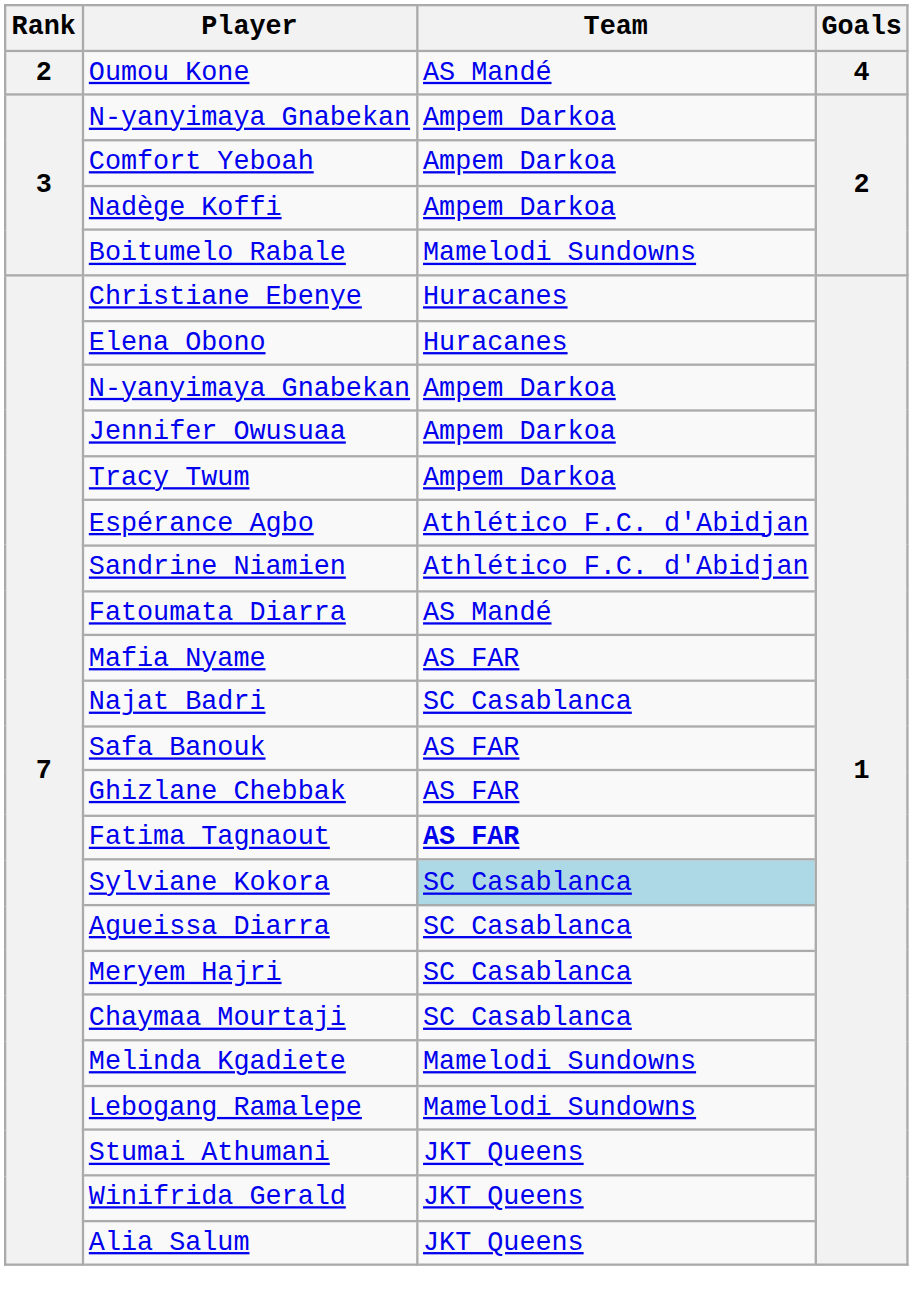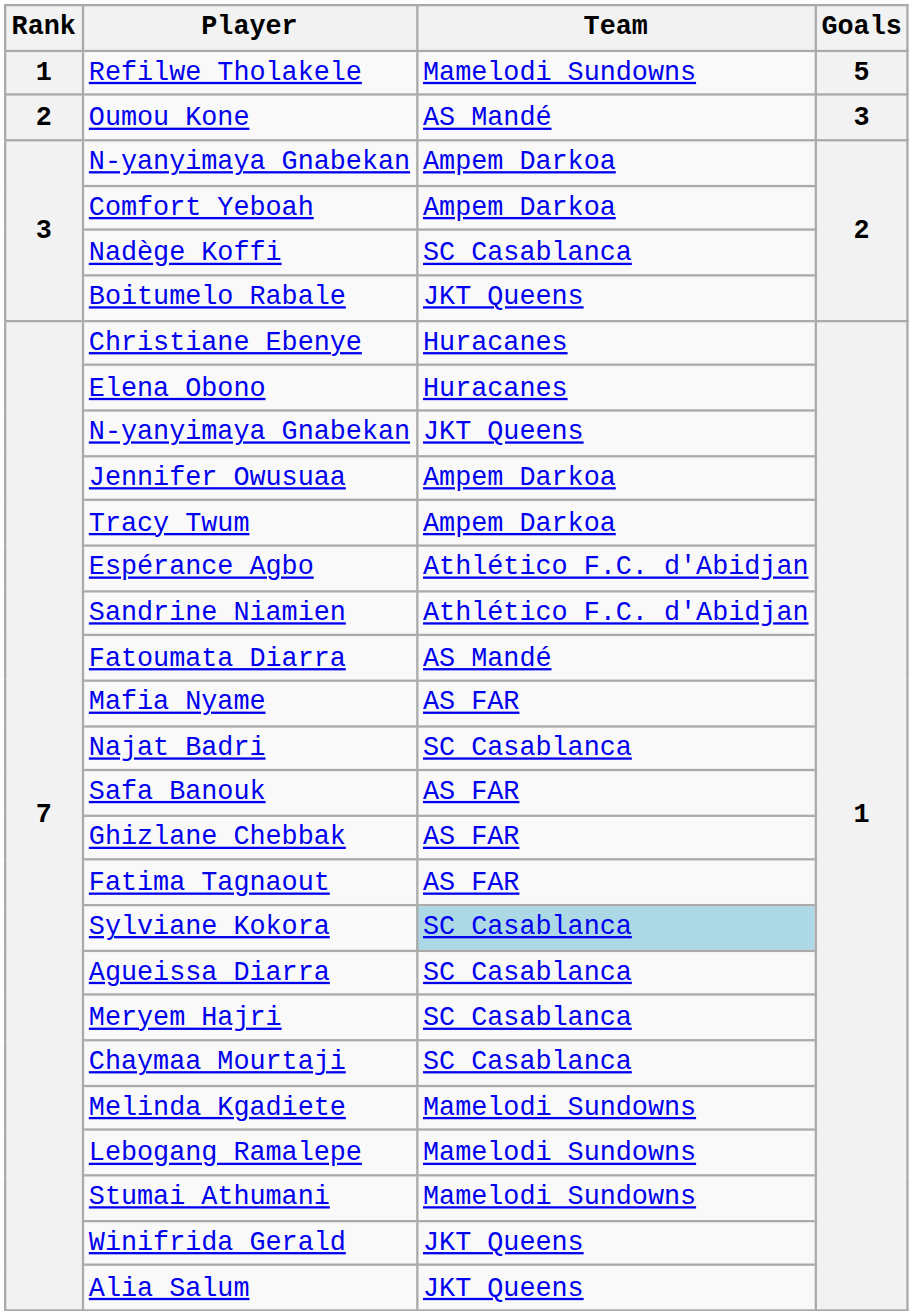+ row: (44, 72)
(862, 72) 4 -> (862, 117) 3
(519, 207) Ampem Darkoa -> (527, 252) SC Casablanca
(560, 252) Mamelodi Sundowns -> (503, 297) JKT Queens
(519, 387) Ampem Darkoa -> (503, 432) JKT Queens
(471, 838) bold -> (471, 883) normal
(503, 1153) JKT Queens -> (560, 1198) Mamelodi Sundowns
